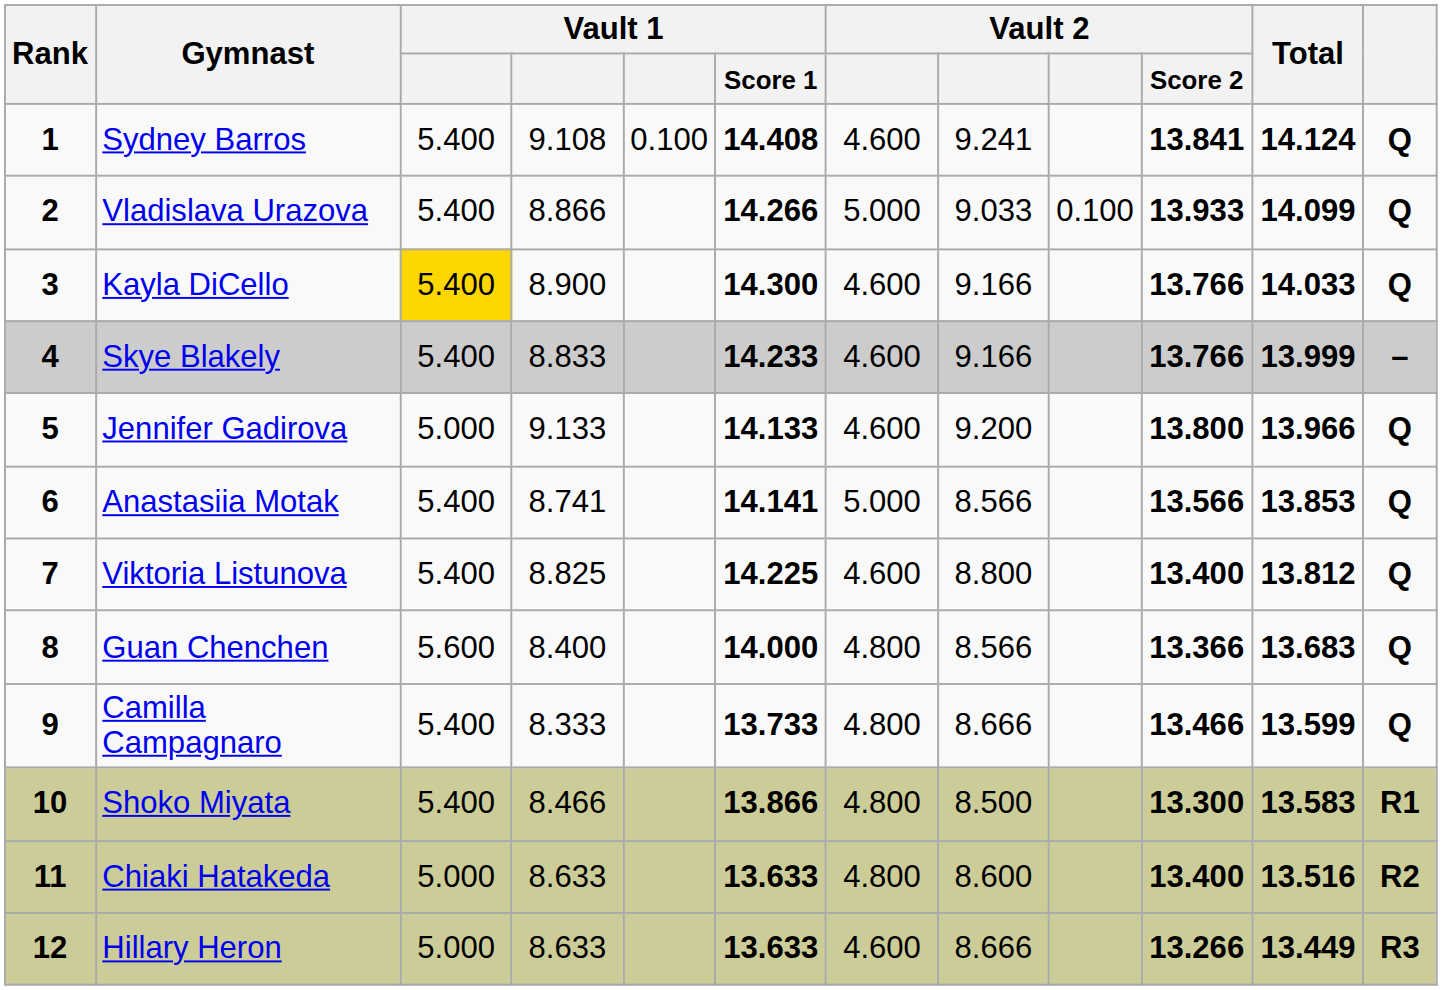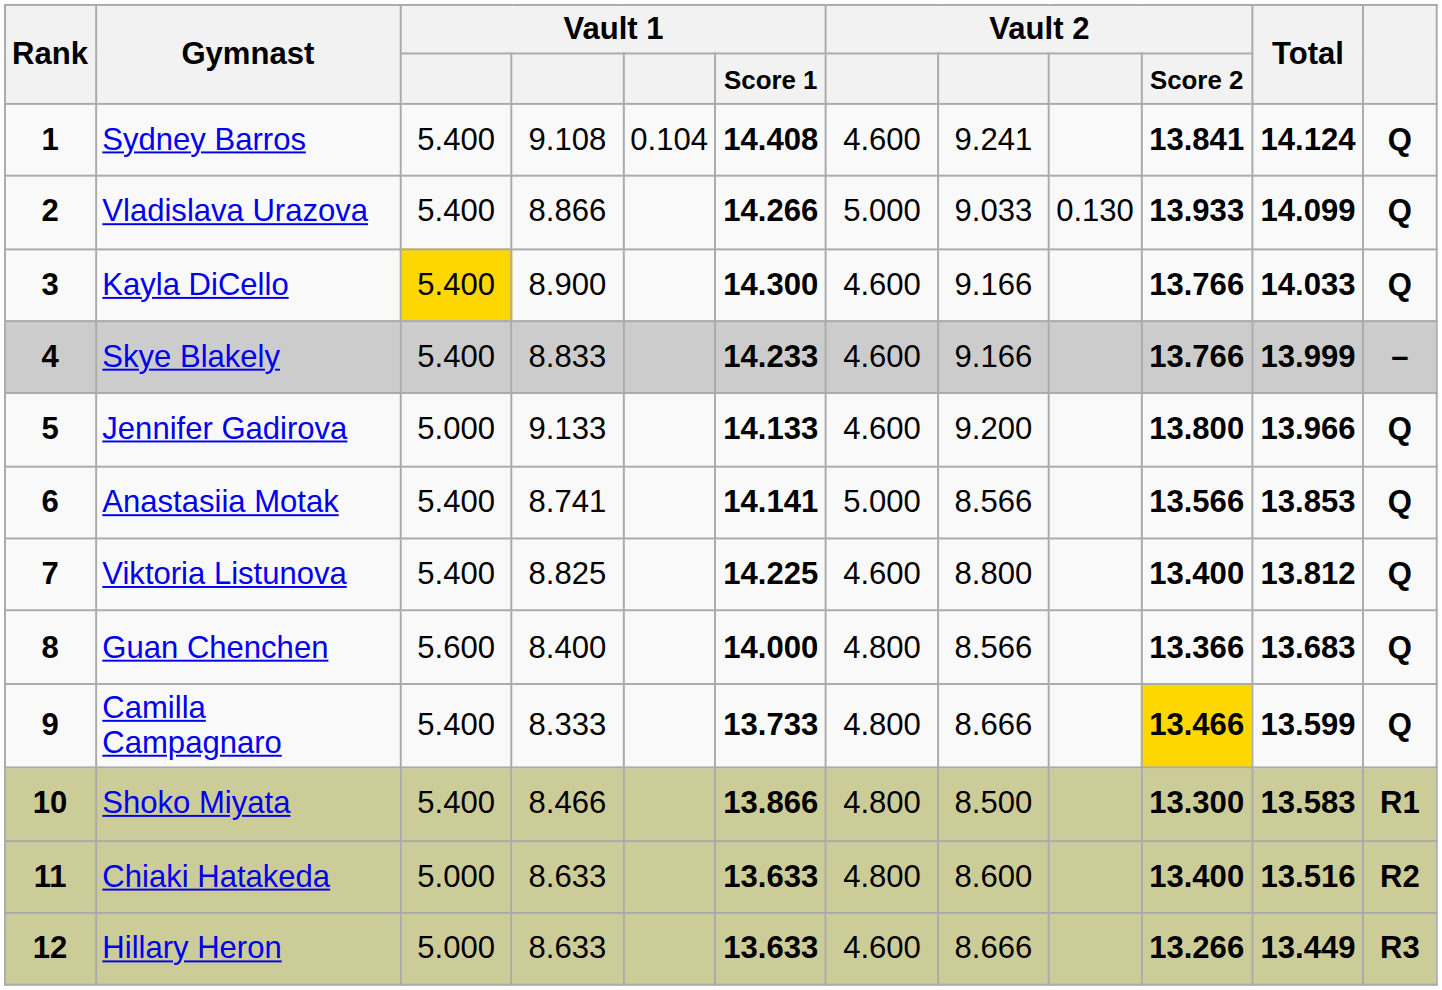(669, 139) 0.100 -> (669, 139) 0.104
(1095, 211) 0.100 -> (1095, 211) 0.130
(1197, 725) no background -> (1197, 725) gold background
